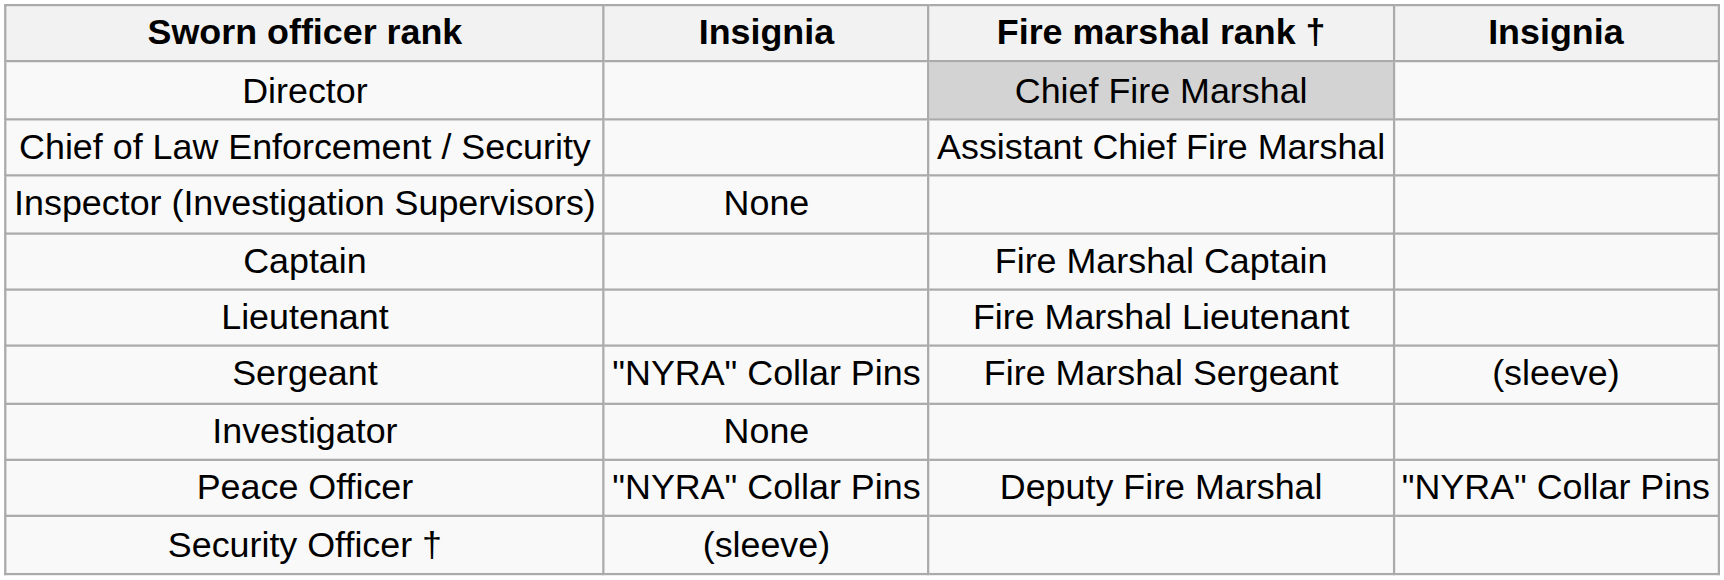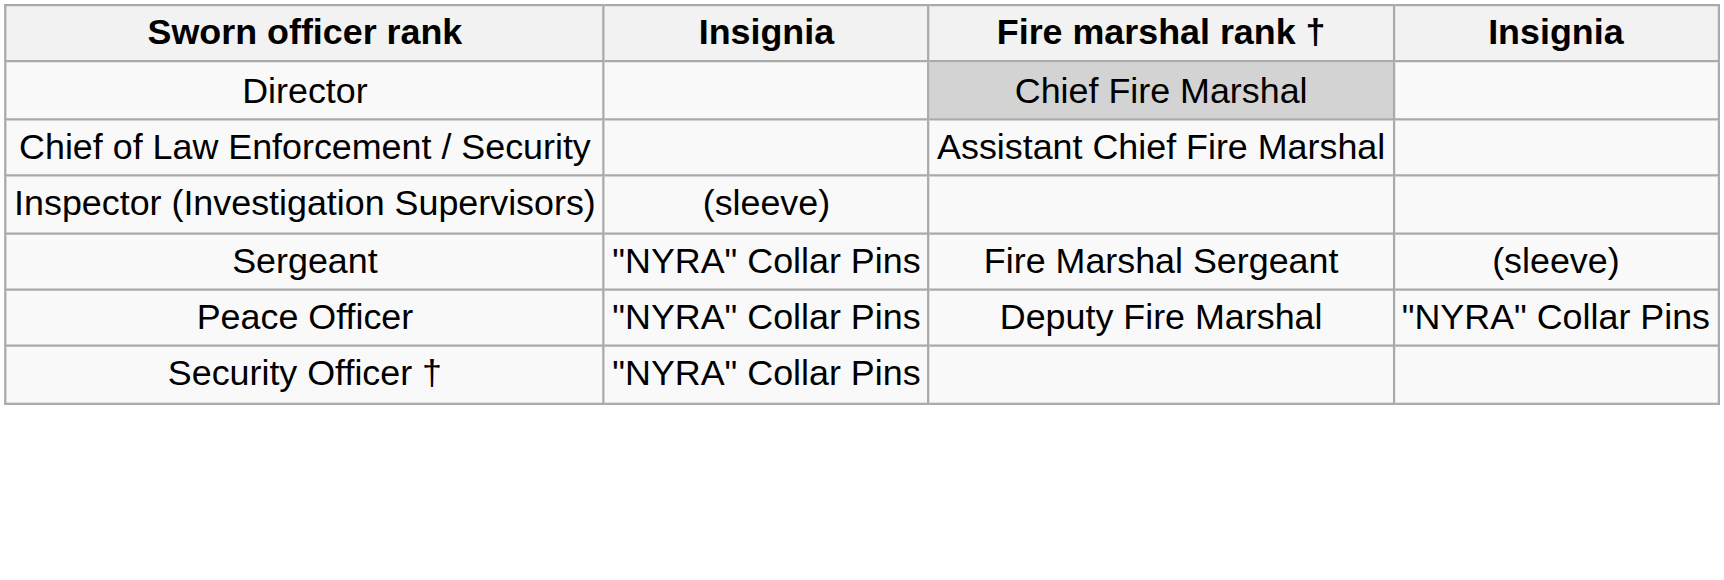(766, 203) None -> (766, 203) (sleeve)
- row: (305, 260)
- row: (305, 317)
- row: (305, 430)
(766, 544) (sleeve) -> (766, 373) "NYRA" Collar Pins
